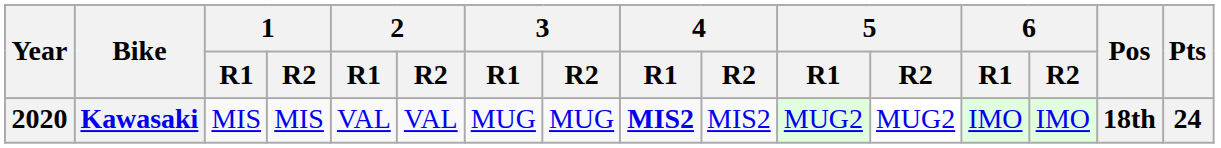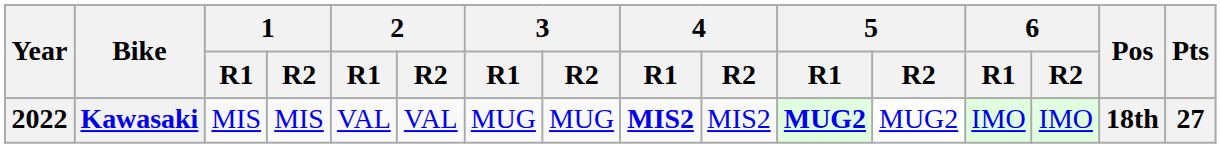(39, 120) 2020 -> (39, 120) 2022
(823, 120) normal -> (825, 120) bold
(1187, 120) 24 -> (1191, 120) 27
